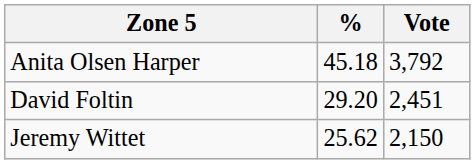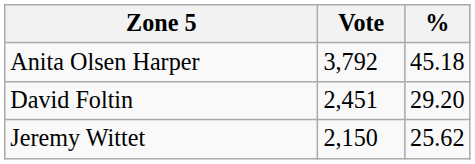columns swapped: (427, 23) <-> (351, 23)
